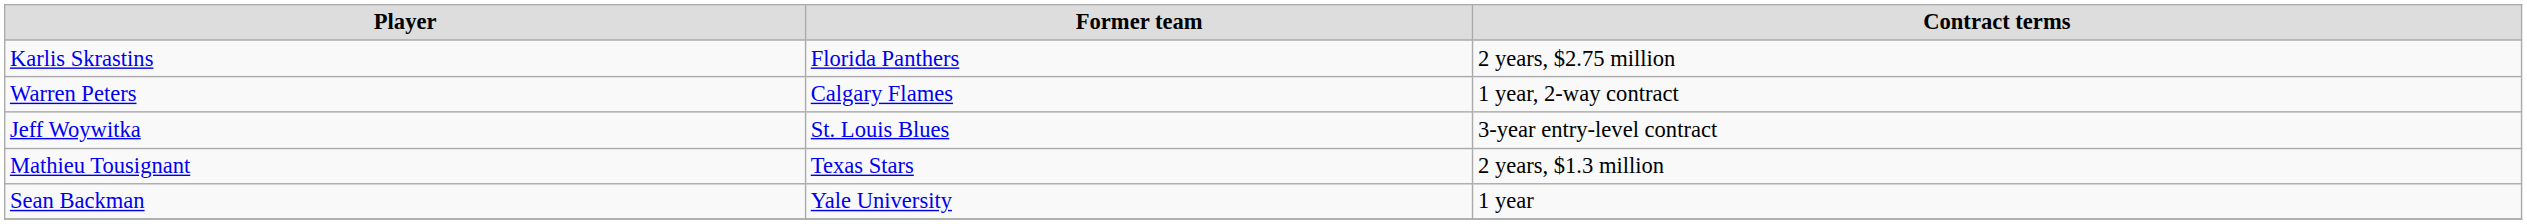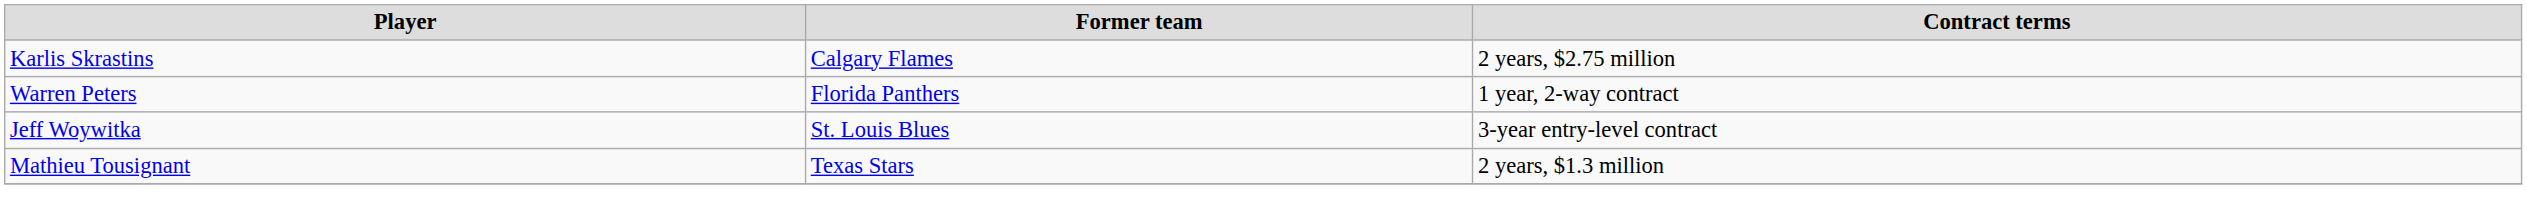(885, 58) Florida Panthers -> (882, 58) Calgary Flames
(882, 93) Calgary Flames -> (885, 93) Florida Panthers
- row: (77, 201)
